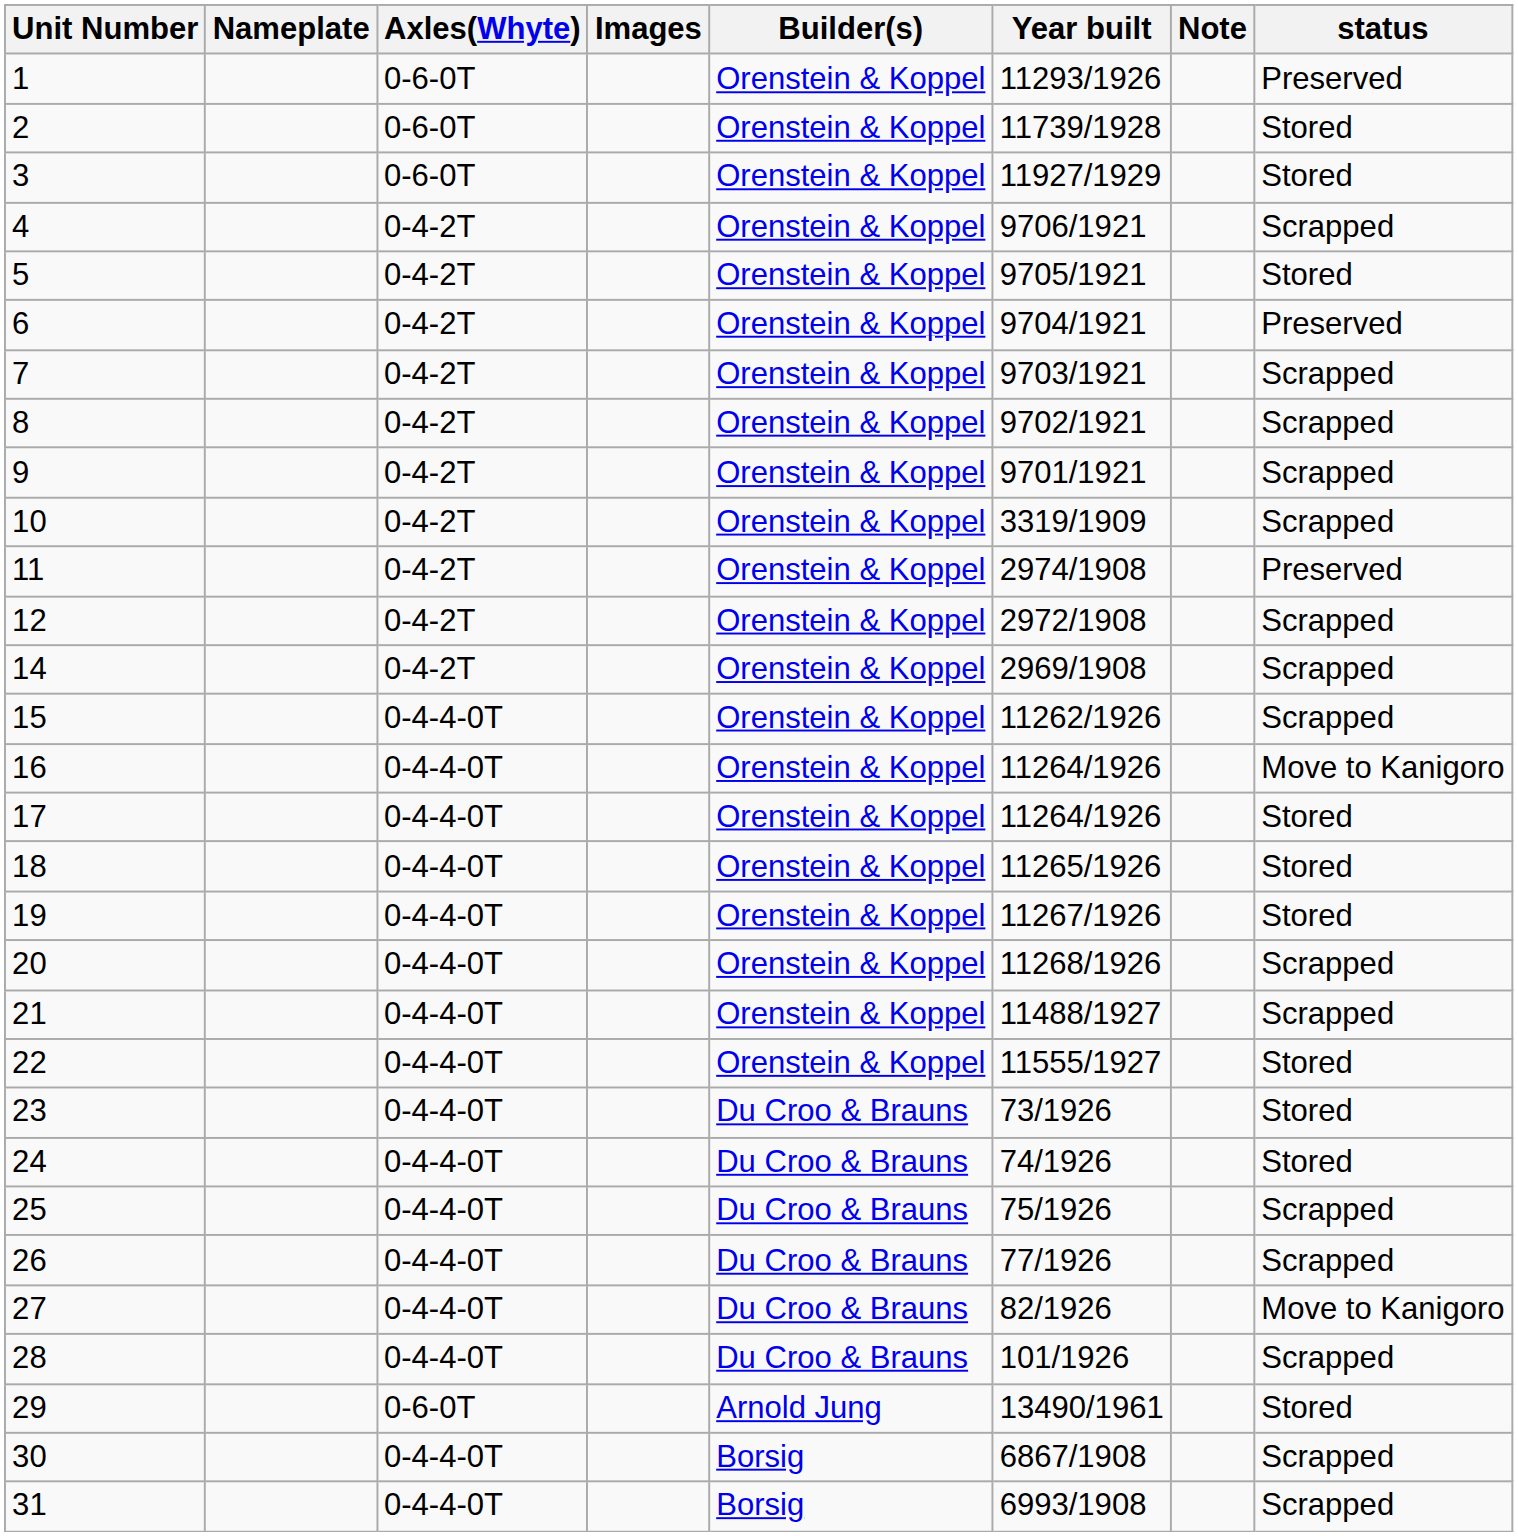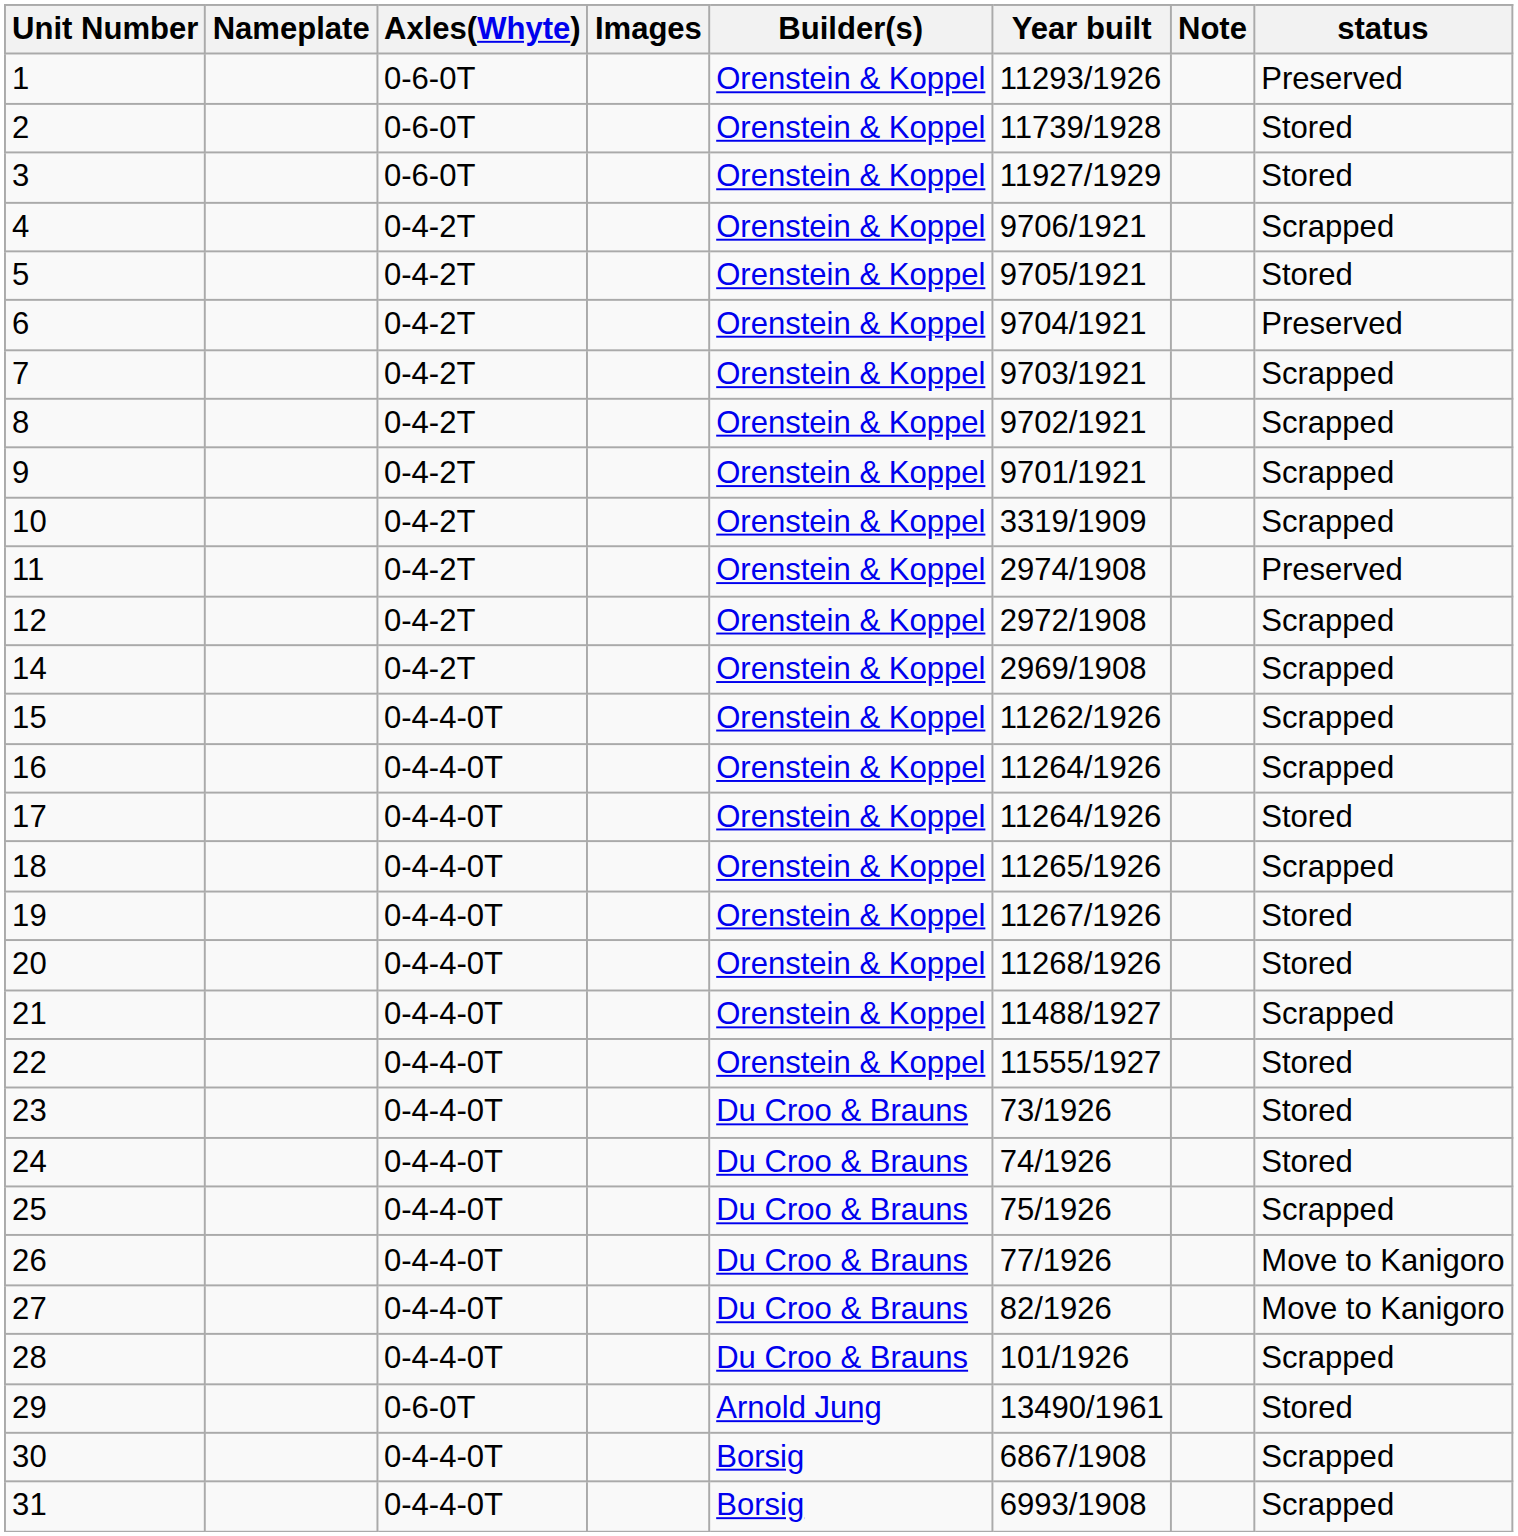(1383, 767) Move to Kanigoro -> (1328, 767) Scrapped
(1307, 865) Stored -> (1328, 865) Scrapped
(1328, 964) Scrapped -> (1307, 964) Stored
(1328, 1259) Scrapped -> (1383, 1259) Move to Kanigoro
